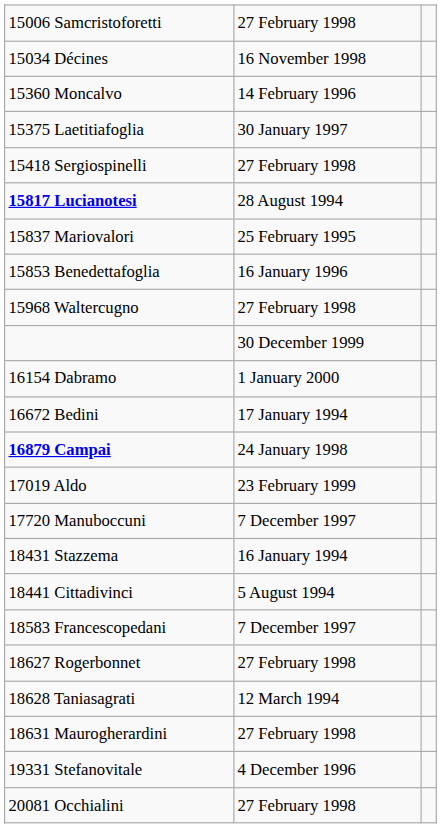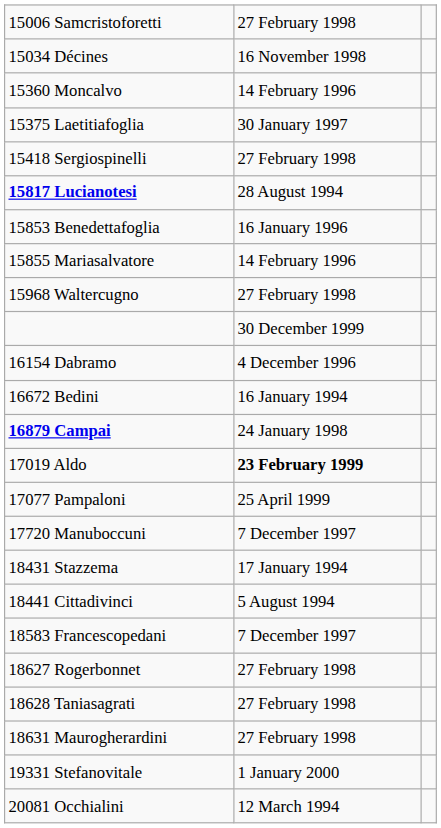- row: (71, 236)
+ row: (81, 260)
(288, 378) 1 January 2000 -> (297, 362) 4 December 1996
(293, 414) 17 January 1994 -> (293, 397) 16 January 1994
(297, 485) normal -> (300, 465) bold
+ row: (67, 499)
(293, 556) 16 January 1994 -> (293, 567) 17 January 1994
(288, 698) 12 March 1994 -> (297, 703) 27 February 1998
(297, 769) 4 December 1996 -> (288, 771) 1 January 2000
(297, 805) 27 February 1998 -> (288, 805) 12 March 1994
